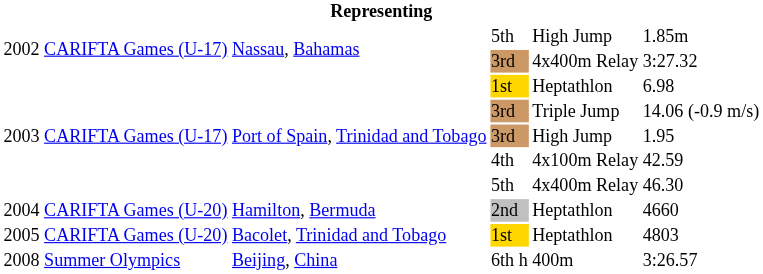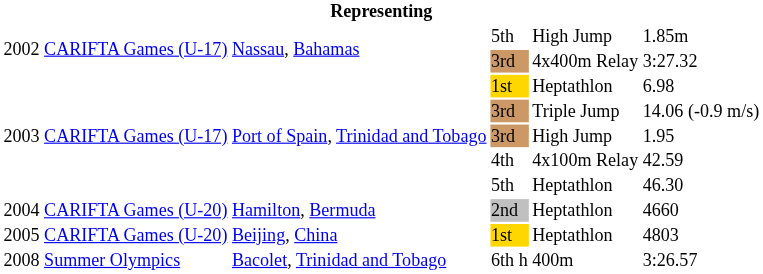(585, 185) 4x400m Relay -> (572, 185) Heptathlon
(339, 235) Bacolet, Trinidad and Tobago -> (285, 235) Beijing, China
(285, 260) Beijing, China -> (339, 260) Bacolet, Trinidad and Tobago
